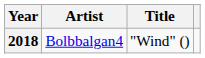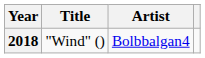columns swapped: (160, 16) <-> (84, 16)
